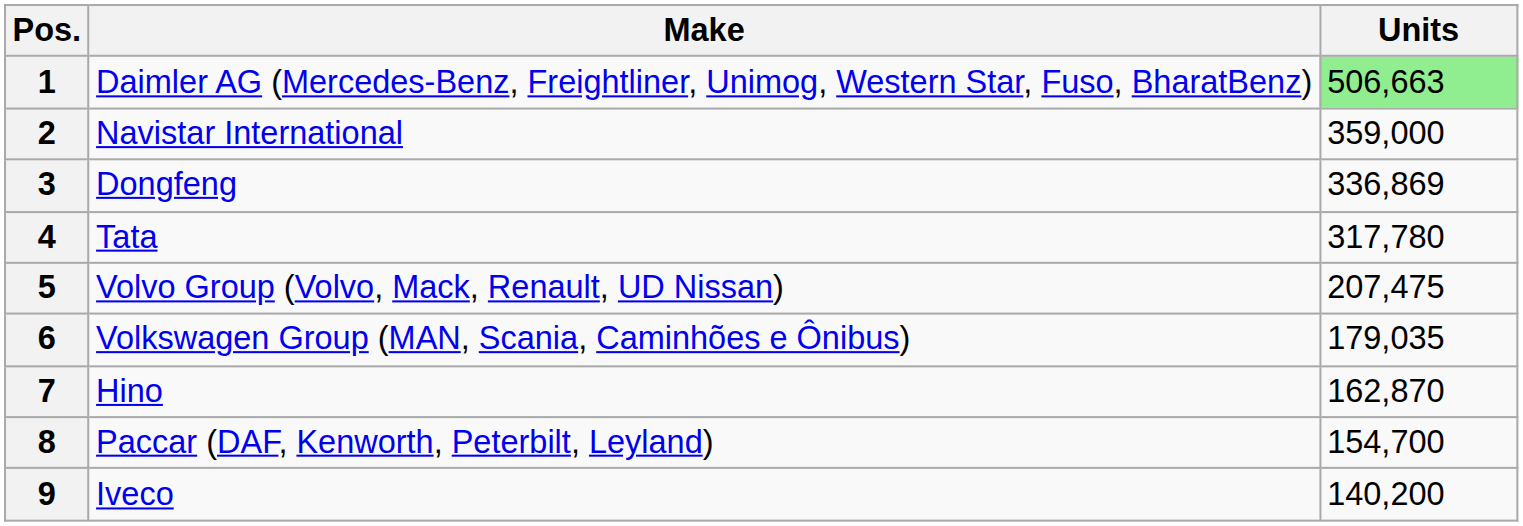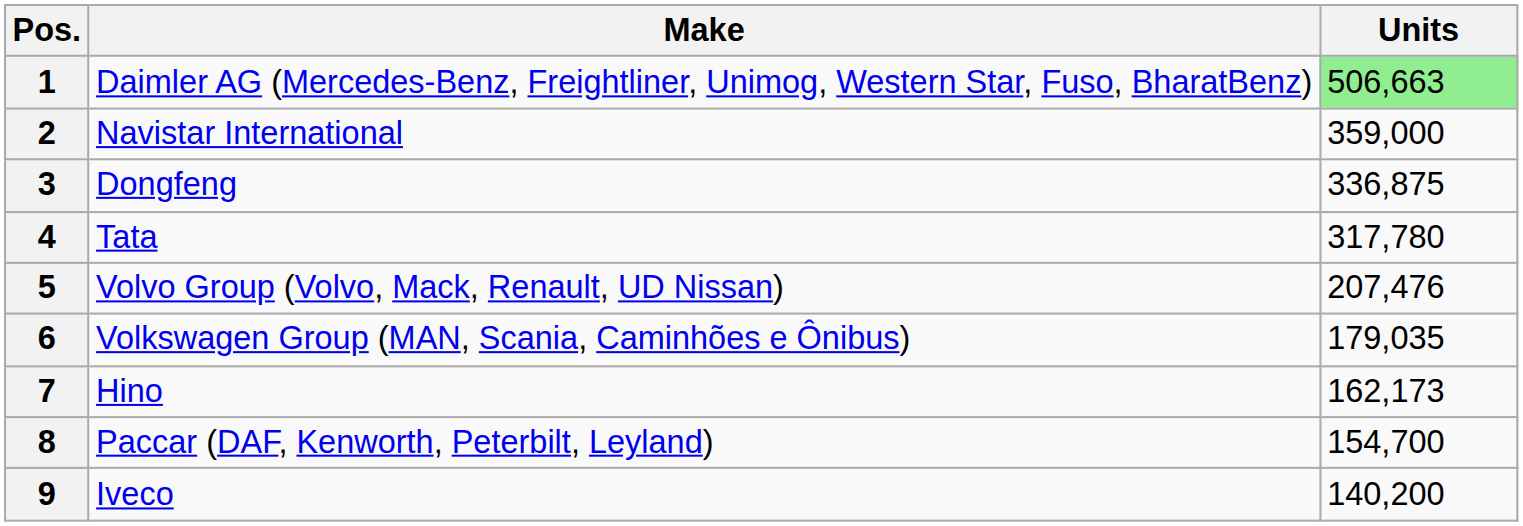(1386, 184) 336,869 -> (1386, 184) 336,875
(1386, 287) 207,475 -> (1386, 287) 207,476
(1386, 390) 162,870 -> (1386, 390) 162,173
